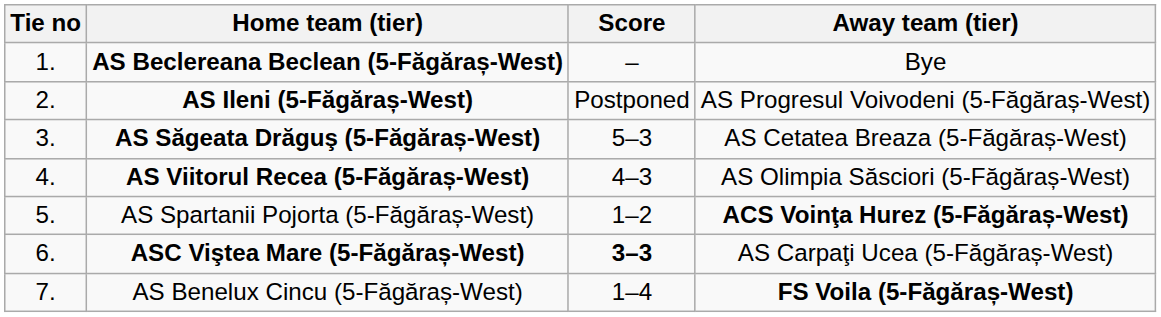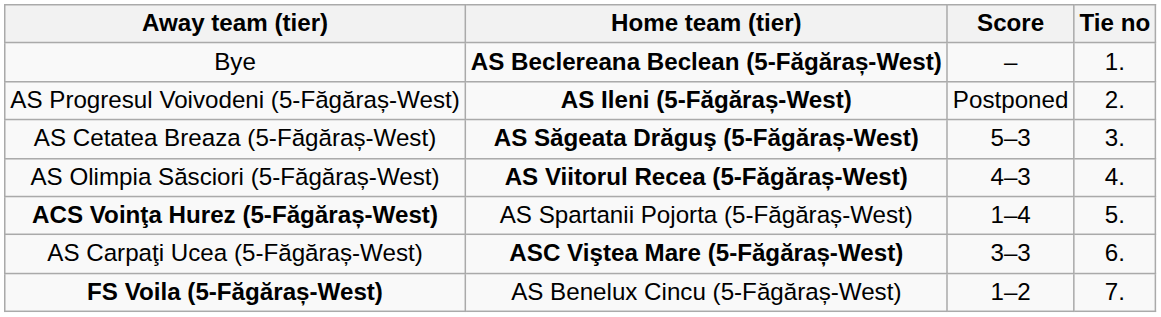columns swapped: (46, 23) <-> (926, 23)
(632, 215) 1–2 -> (1011, 215) 1–4
(632, 253) bold -> (1011, 253) normal
(632, 291) 1–4 -> (1011, 291) 1–2
